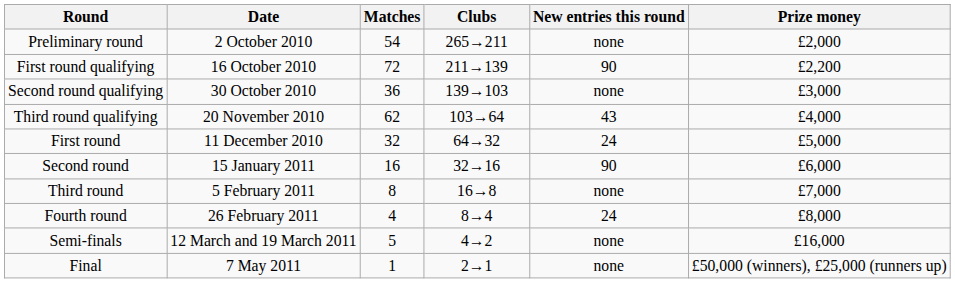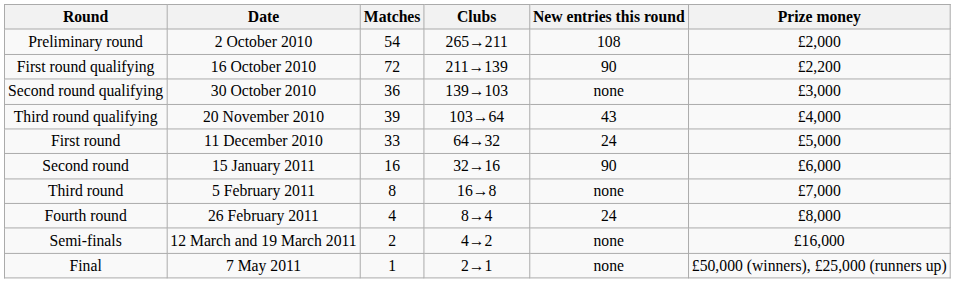(609, 41) none -> (609, 41) 108
(392, 116) 62 -> (392, 116) 39
(392, 141) 32 -> (392, 141) 33
(392, 240) 5 -> (392, 240) 2
